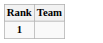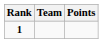+ column: (81, 13)
